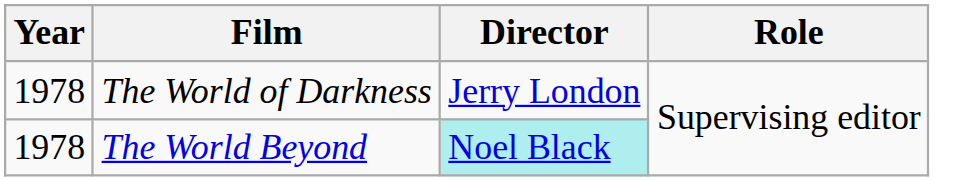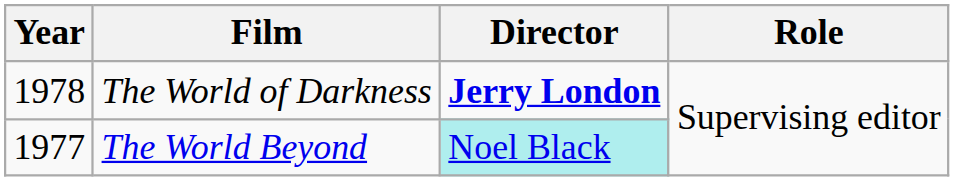(544, 89) normal -> (554, 89) bold
(49, 146) 1978 -> (49, 146) 1977
